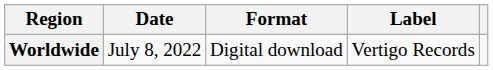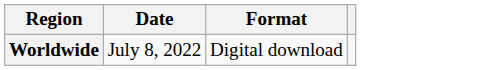- column: (413, 19)
